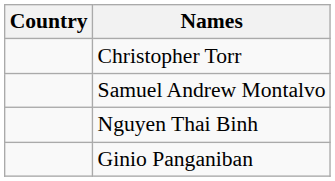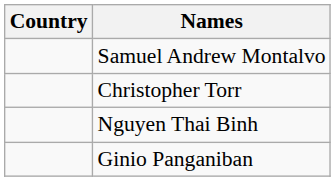rows swapped: (170, 55) <-> (212, 90)
